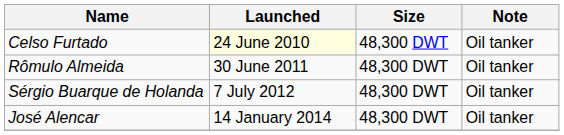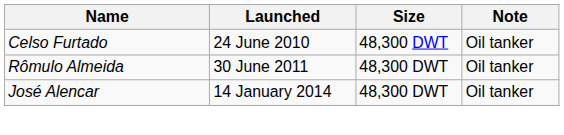(261, 42) lightyellow background -> (261, 42) no background
- row: (106, 92)
